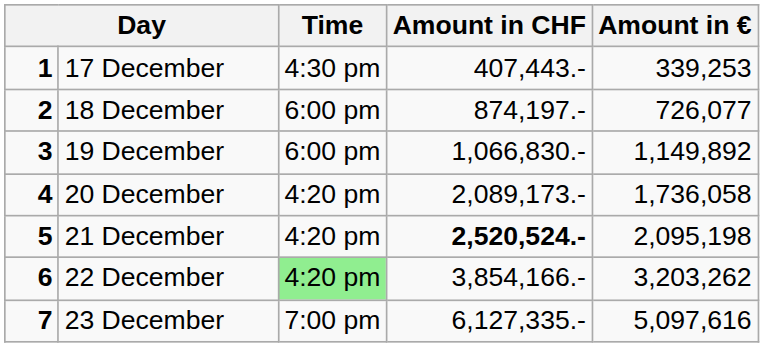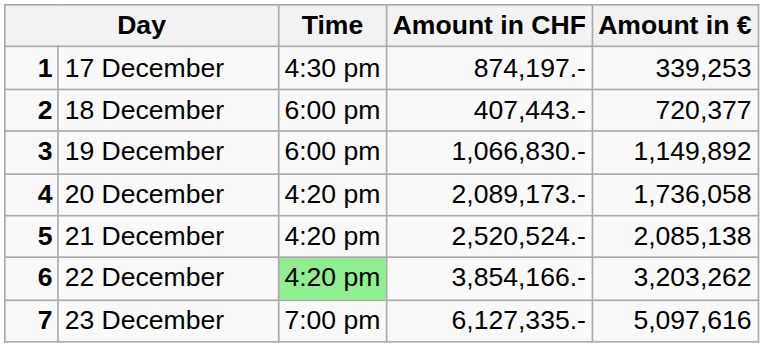(530, 67) 407,443.- -> (530, 67) 874,197.-
(530, 109) 874,197.- -> (530, 109) 407,443.-
(704, 109) 726,077 -> (704, 109) 720,377
(519, 236) bold -> (519, 236) normal
(693, 236) 2,095,198 -> (693, 236) 2,085,138
